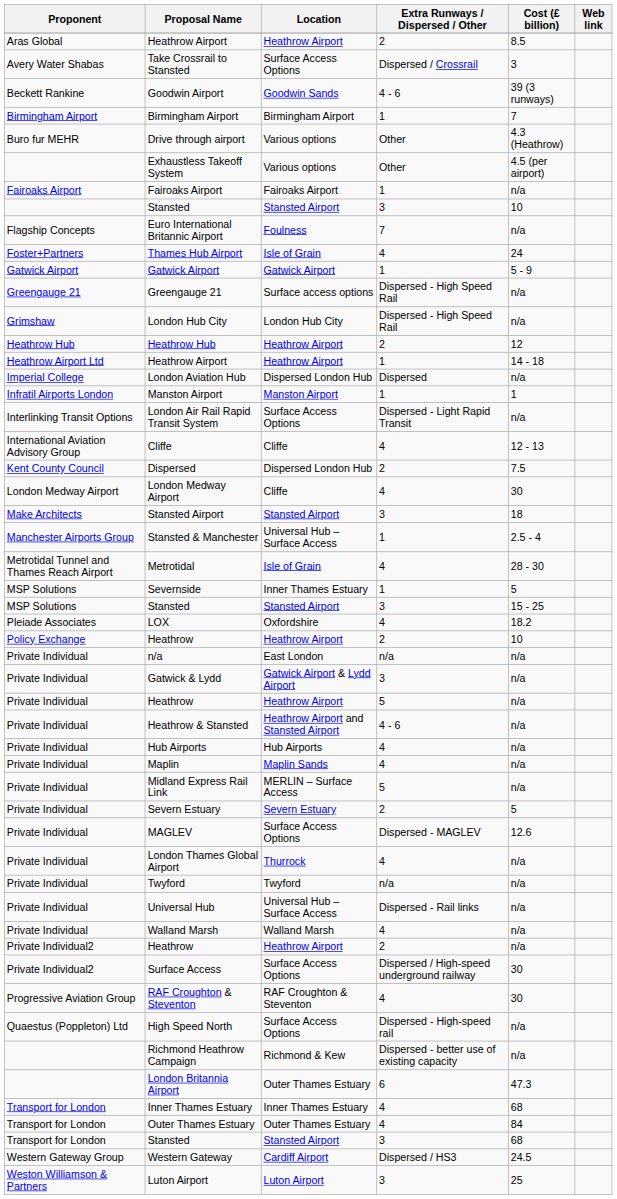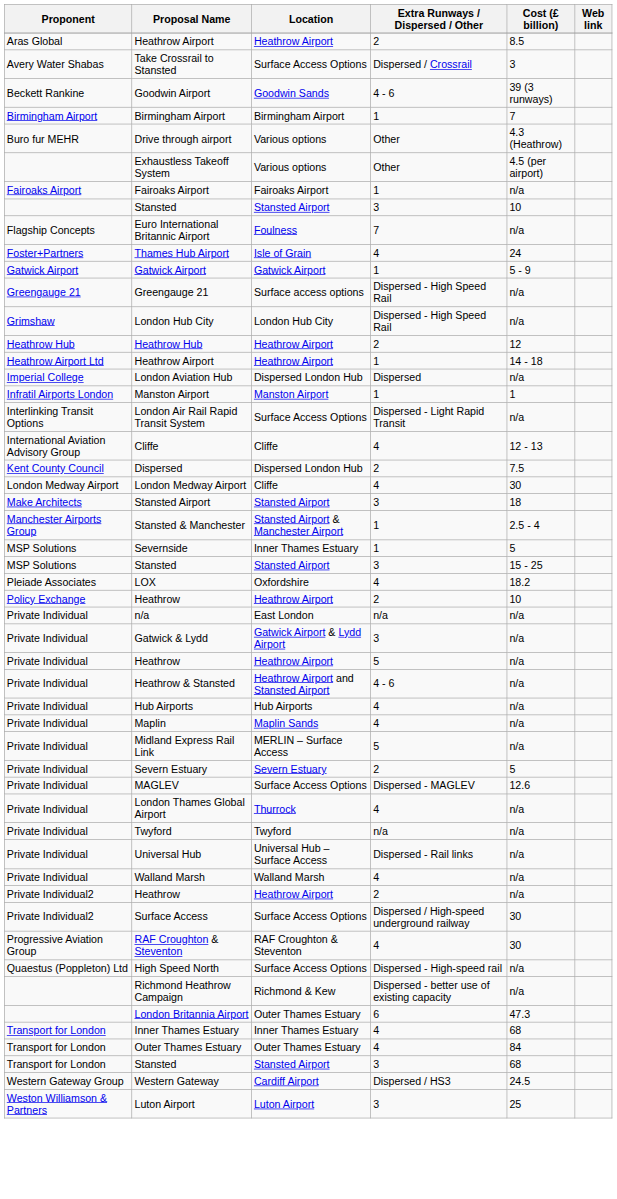(301, 537) Universal Hub – Surface Access -> (299, 525) Stansted Airport & Manchester Airport
- row: (60, 566)
